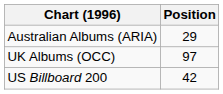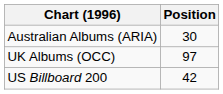(190, 36) 29 -> (190, 36) 30
